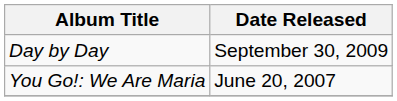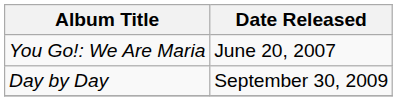rows swapped: (107, 80) <-> (59, 50)
